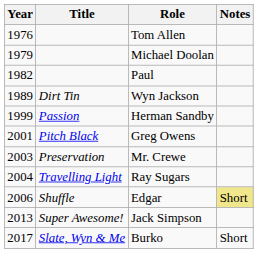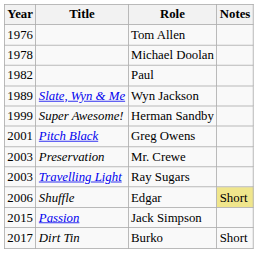(20, 55) 1979 -> (20, 55) 1978
(59, 95) Dirt Tin -> (82, 95) Slate, Wyn & Me
(59, 116) Passion -> (81, 116) Super Awesome!
(20, 177) 2004 -> (20, 177) 2003
(20, 217) 2013 -> (20, 217) 2015
(81, 217) Super Awesome! -> (59, 217) Passion
(82, 237) Slate, Wyn & Me -> (59, 237) Dirt Tin
